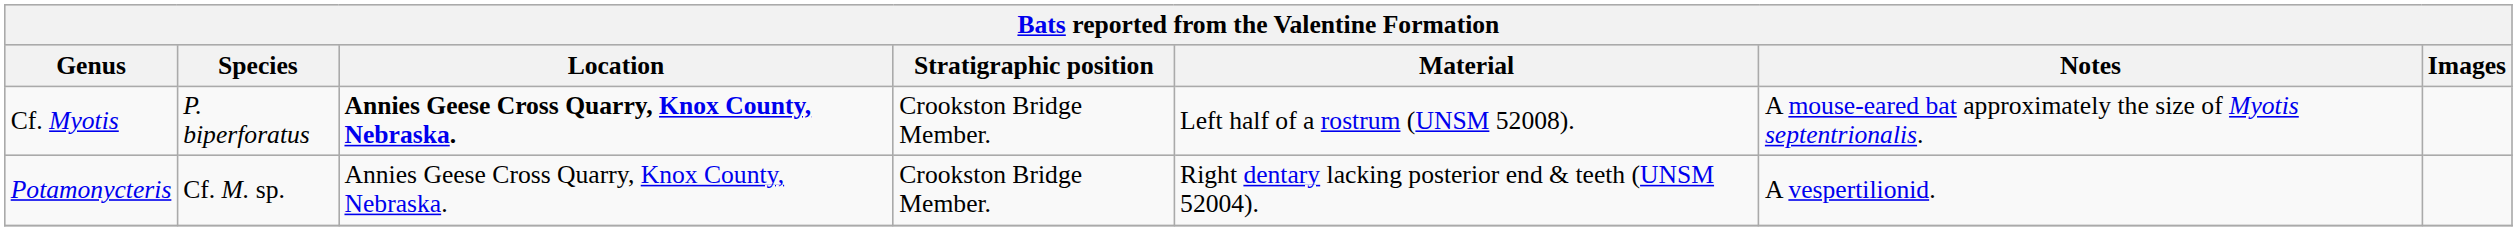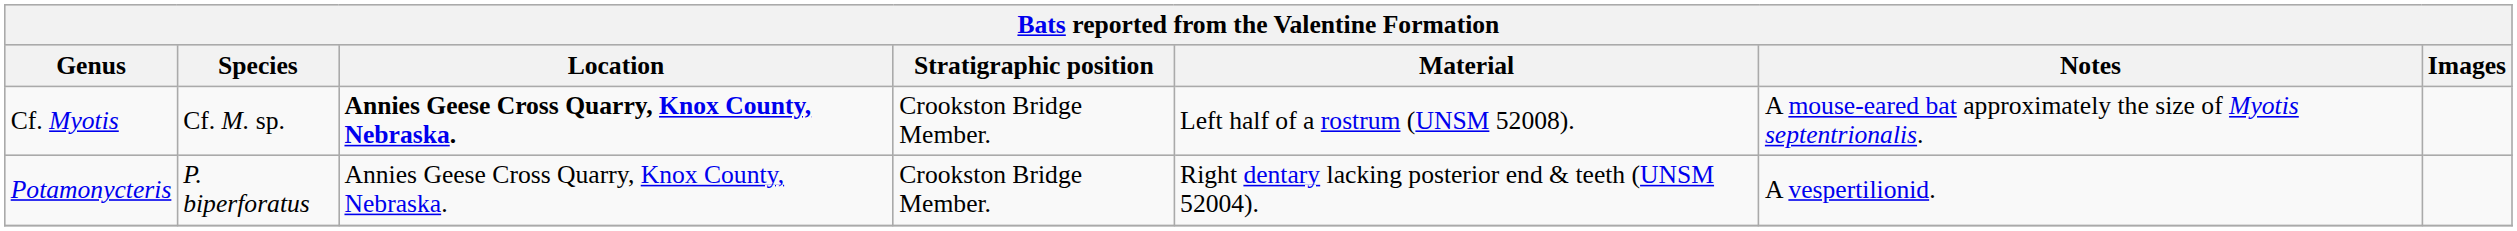(246, 120) P. biperforatus -> (234, 120) Cf. M. sp.
(234, 189) Cf. M. sp. -> (246, 189) P. biperforatus
